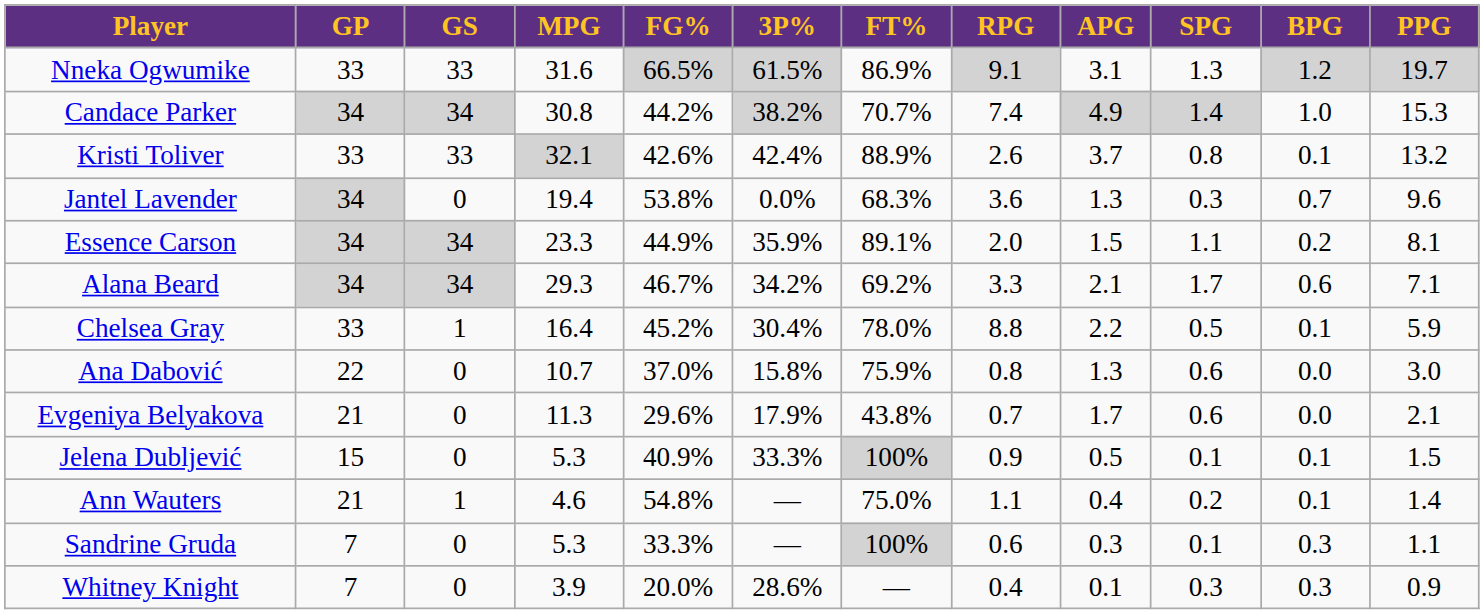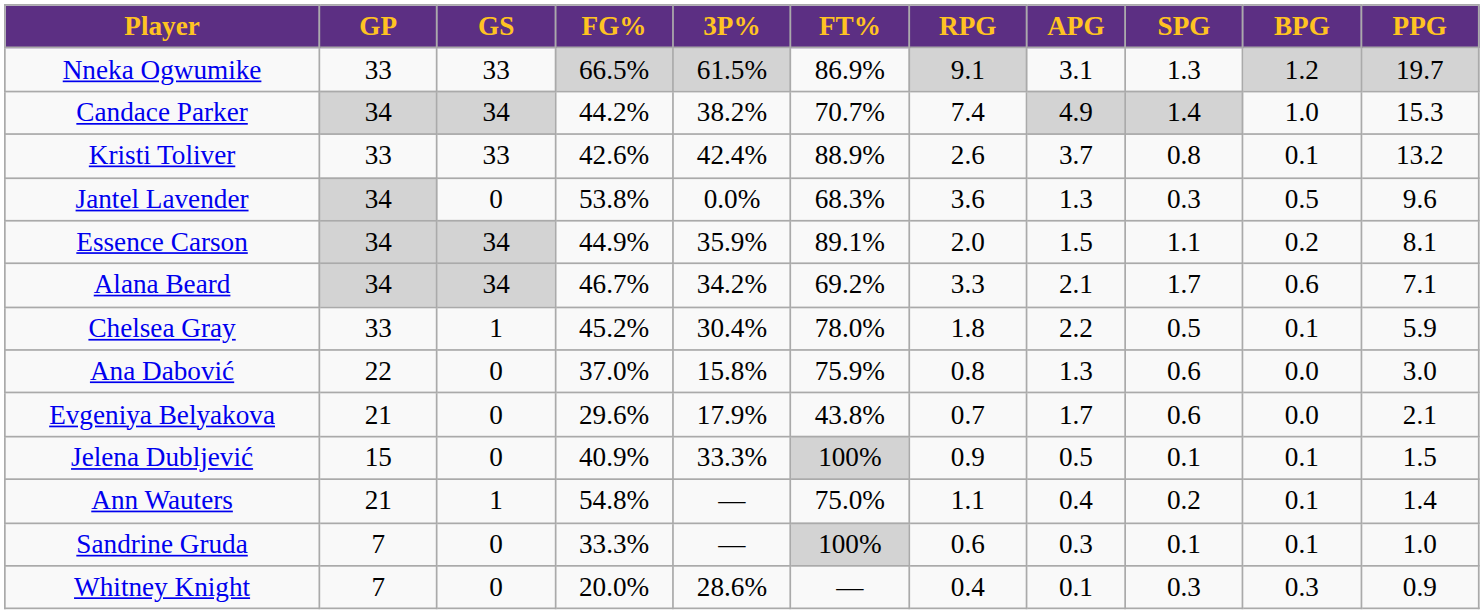- column: (569, 26)
(787, 112) lightgrey background -> (732, 112) no background
(1315, 198) 0.7 -> (1302, 198) 0.5
(1006, 328) 8.8 -> (968, 328) 1.8
(1315, 543) 0.3 -> (1302, 543) 0.1
(1424, 543) 1.1 -> (1420, 543) 1.0
